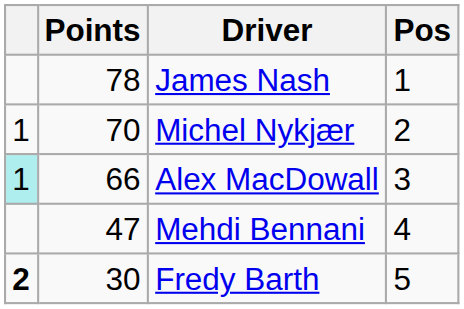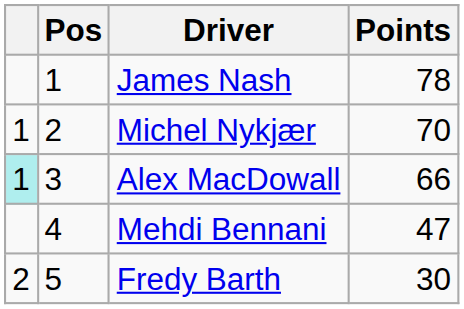columns swapped: (422, 30) <-> (93, 30)
(21, 279) bold -> (21, 279) normal
